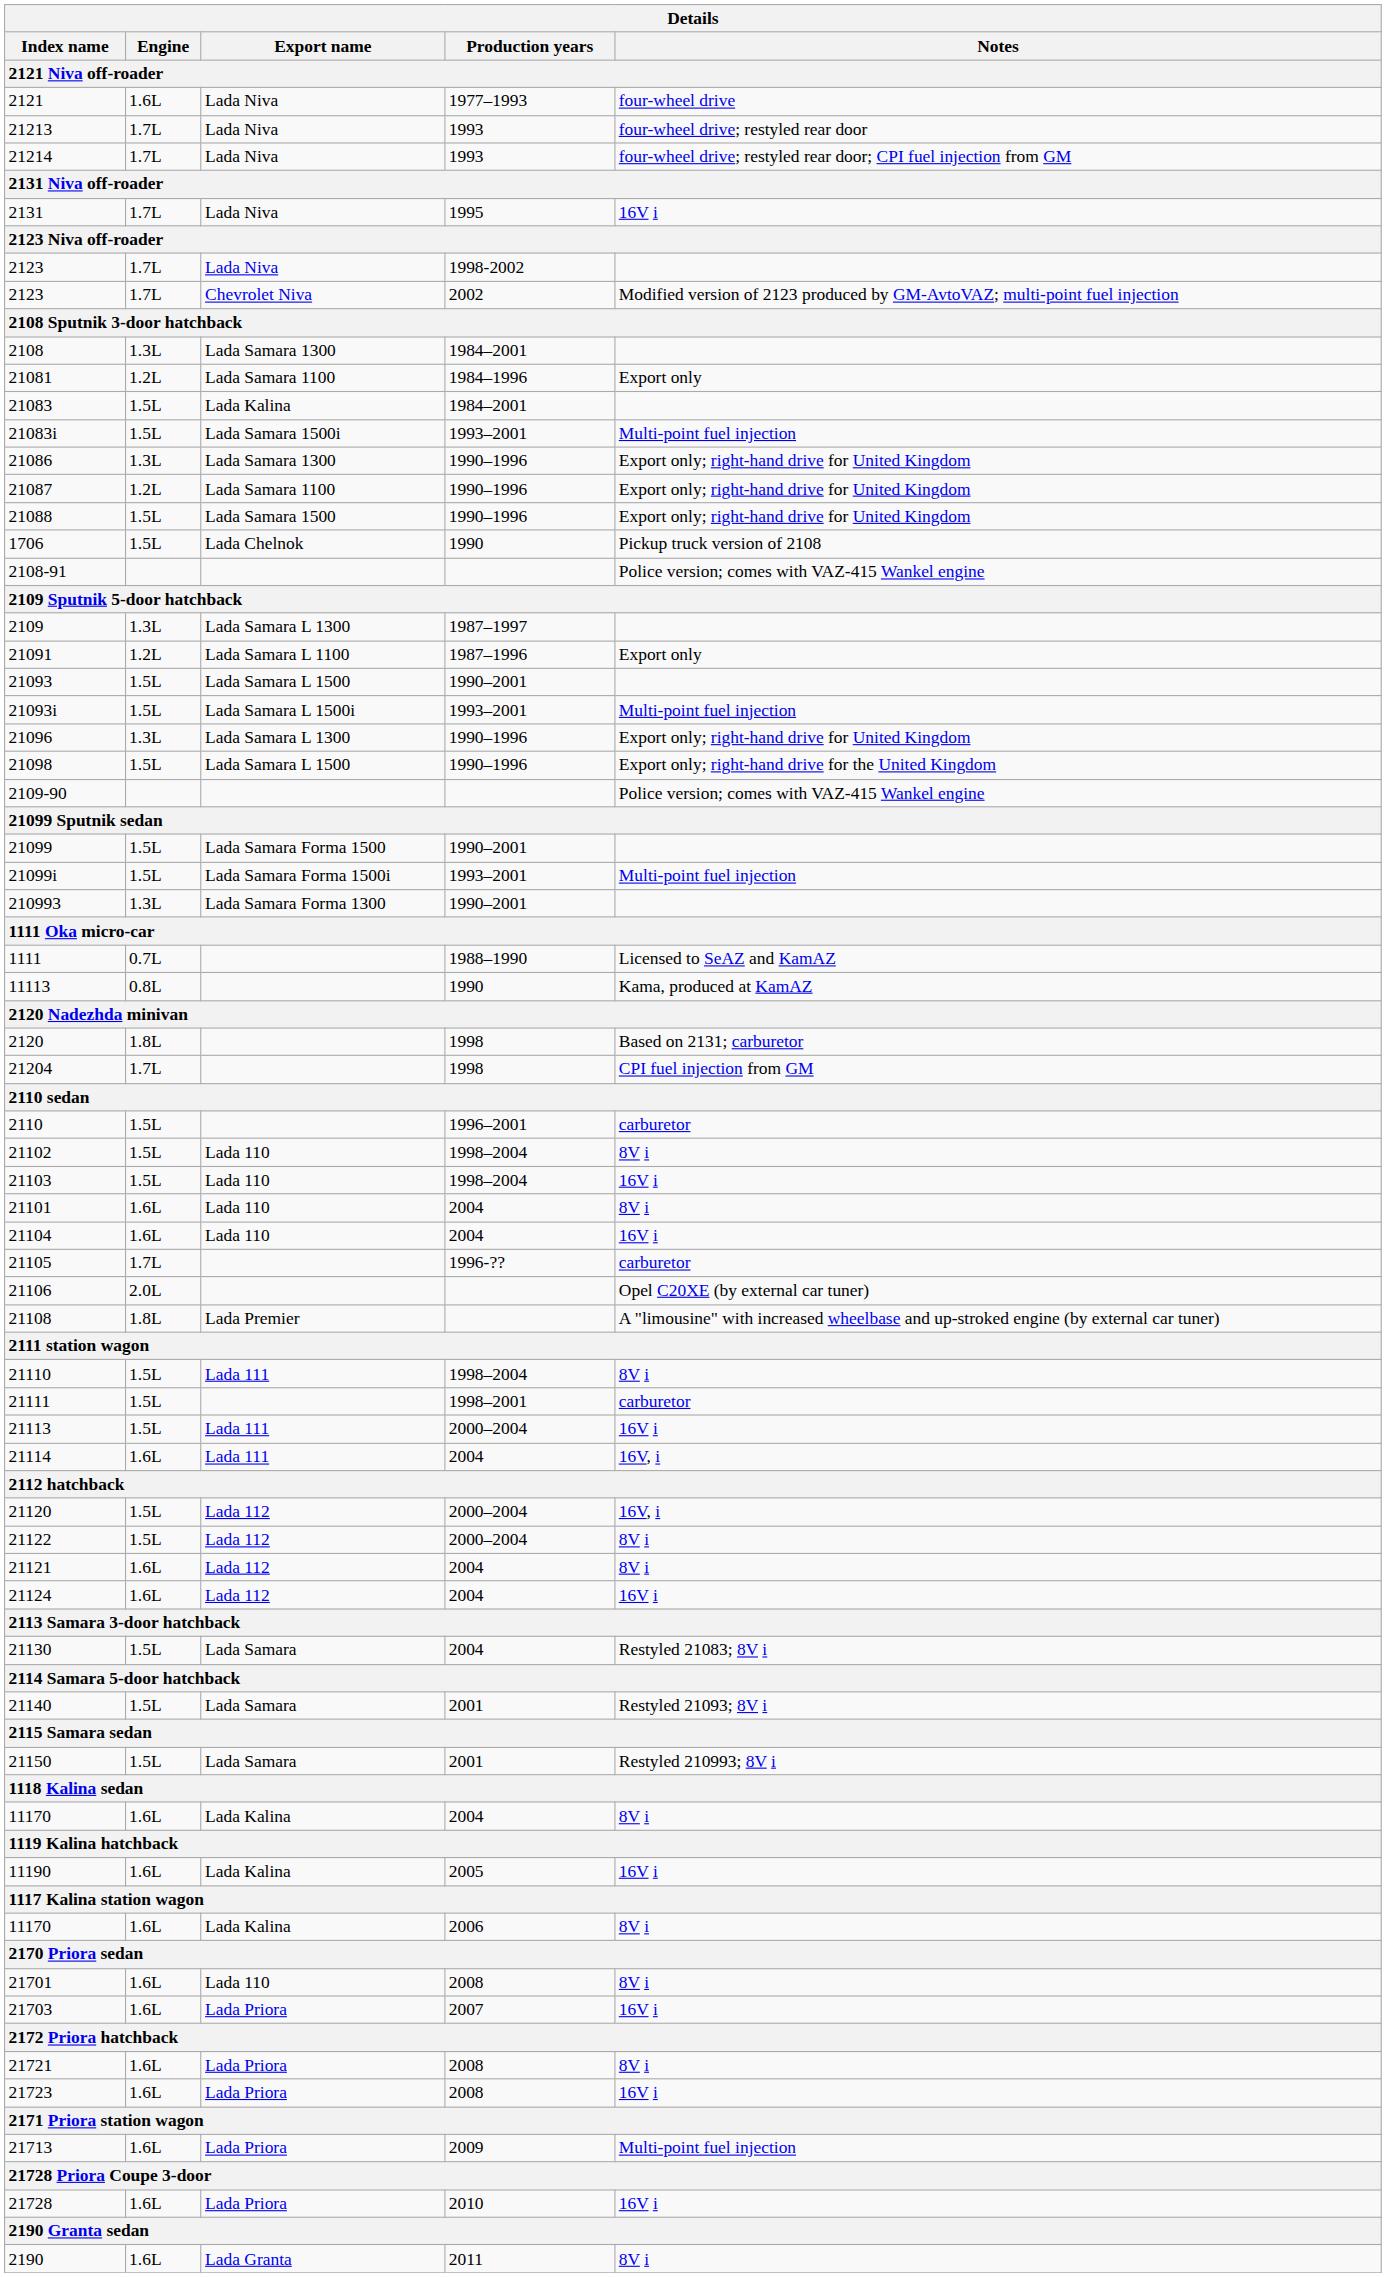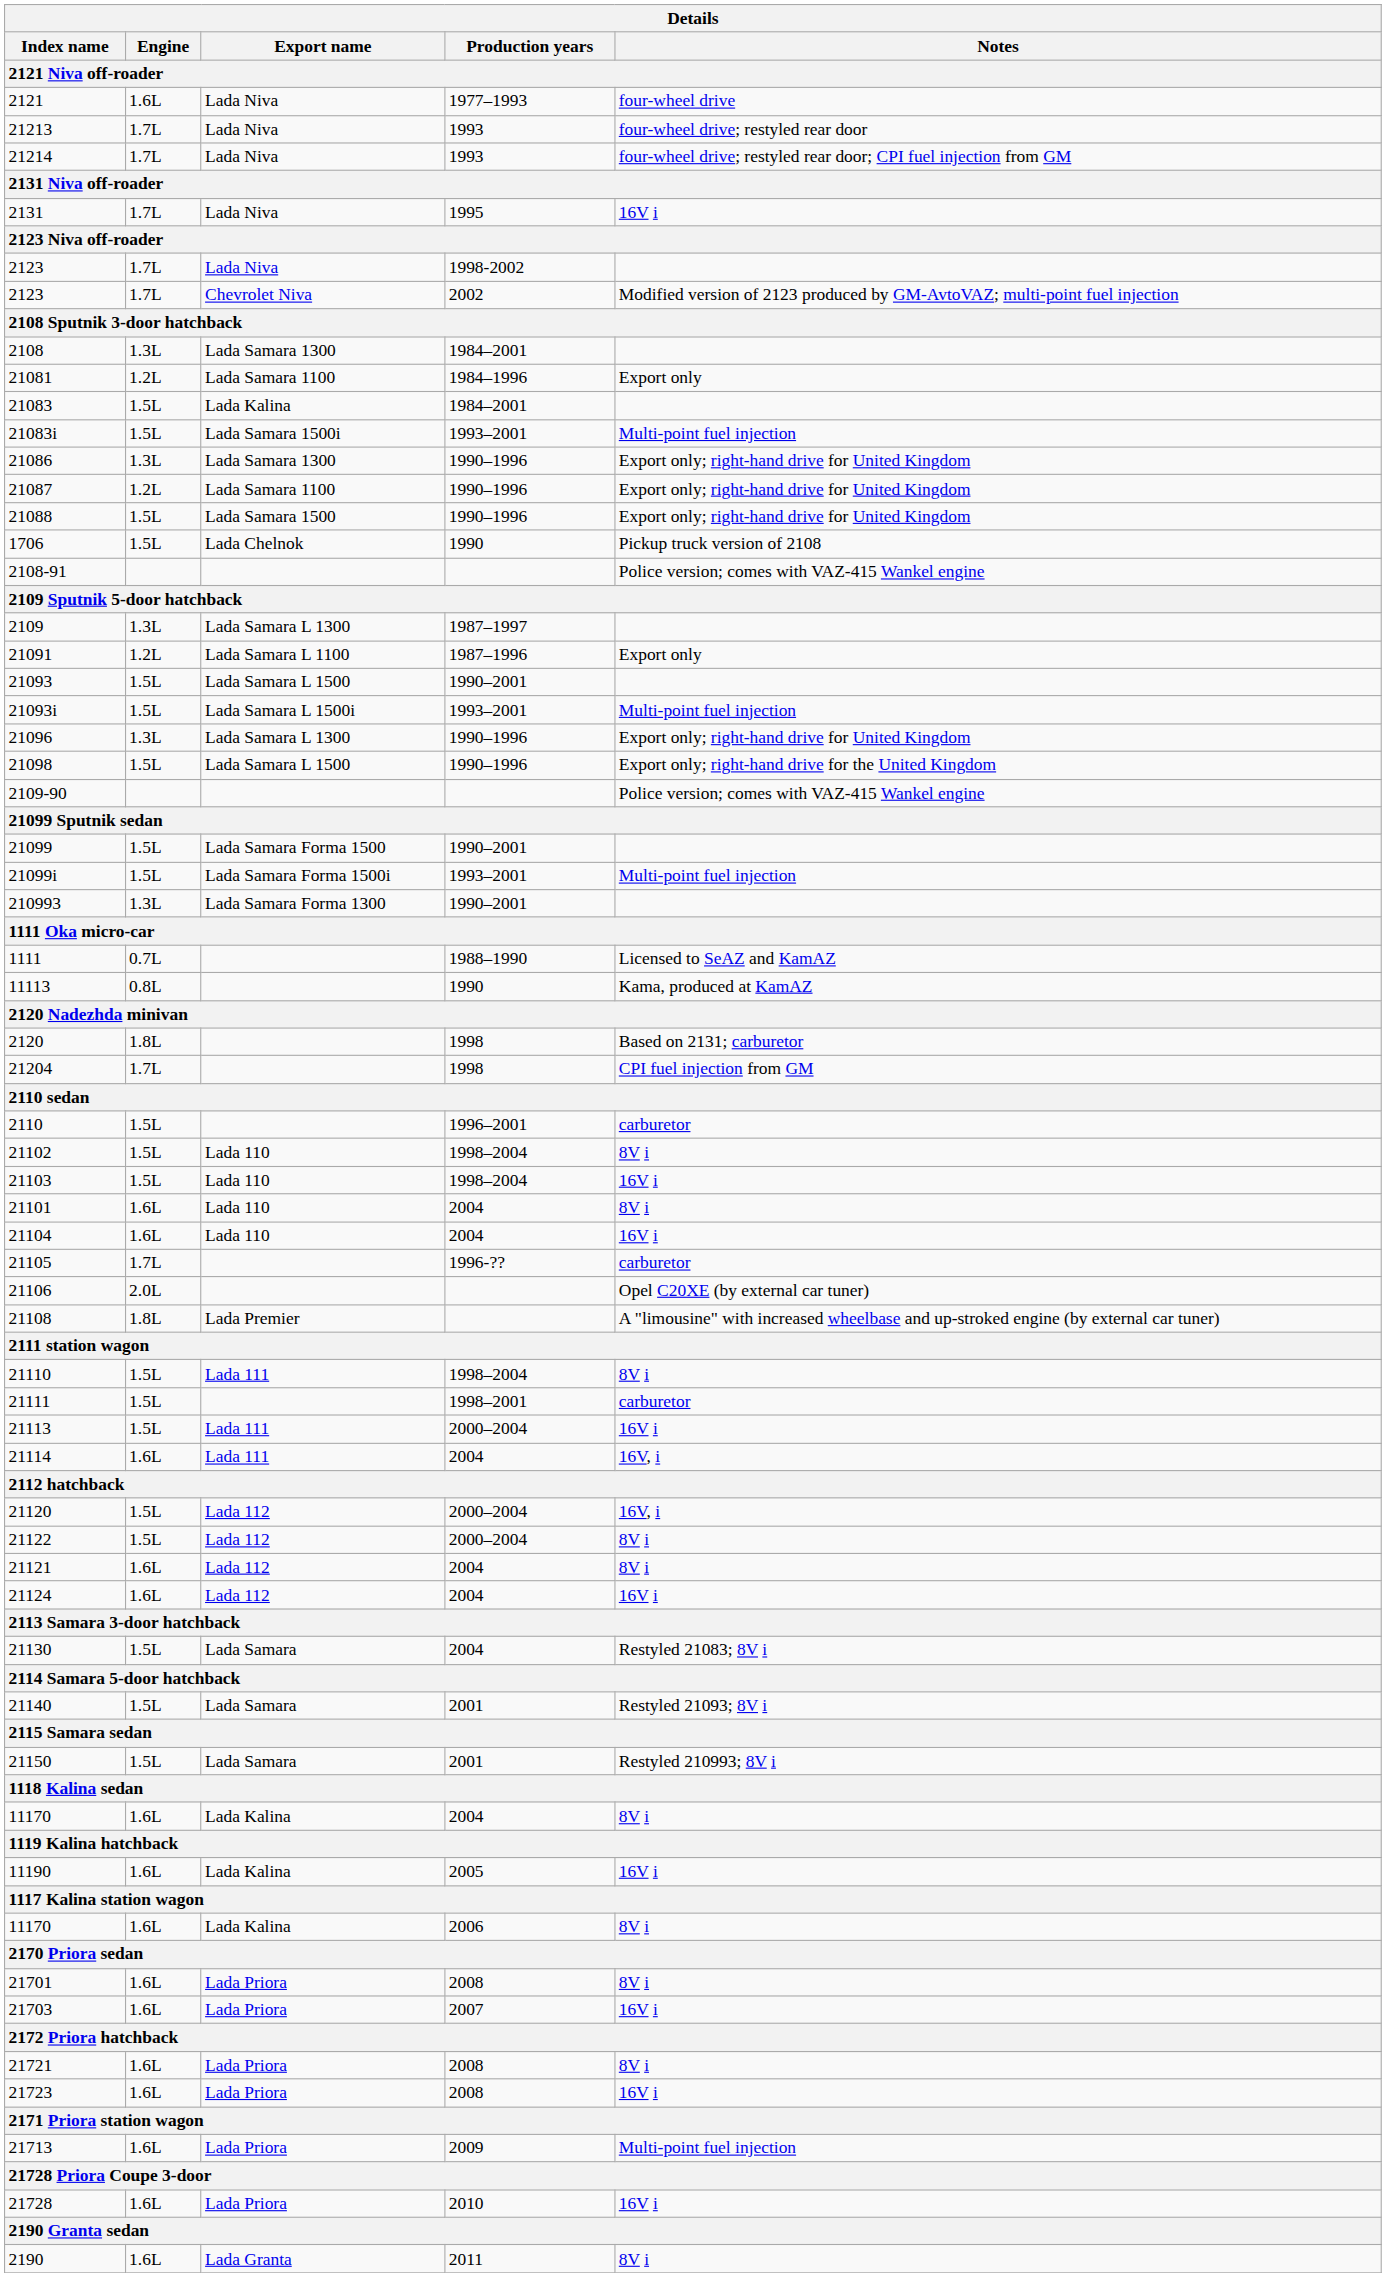(237, 1982) Lada 110 -> (246, 1982) Lada Priora
